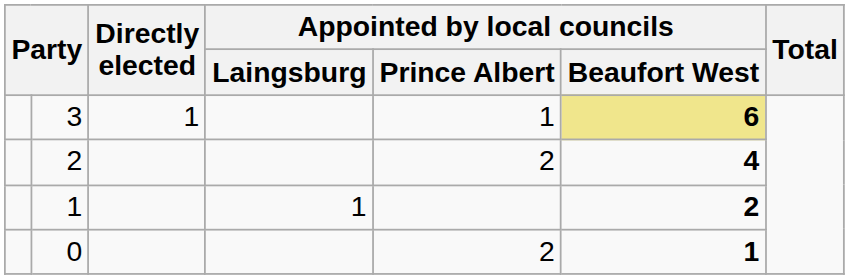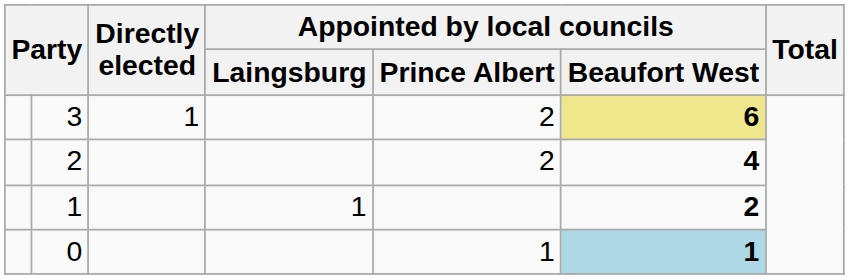(547, 116) 1 -> (547, 116) 2
(547, 251) 2 -> (547, 251) 1
(751, 251) no background -> (751, 251) lightblue background
